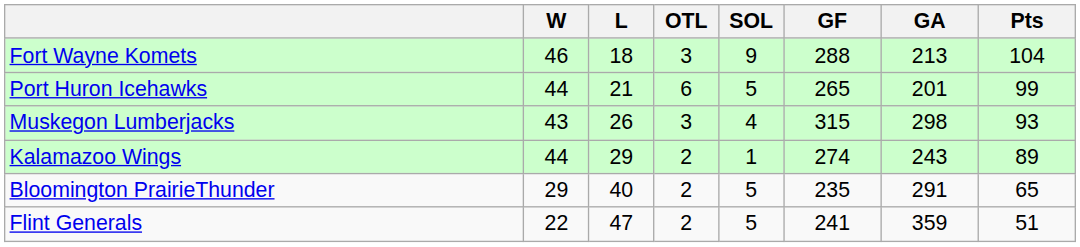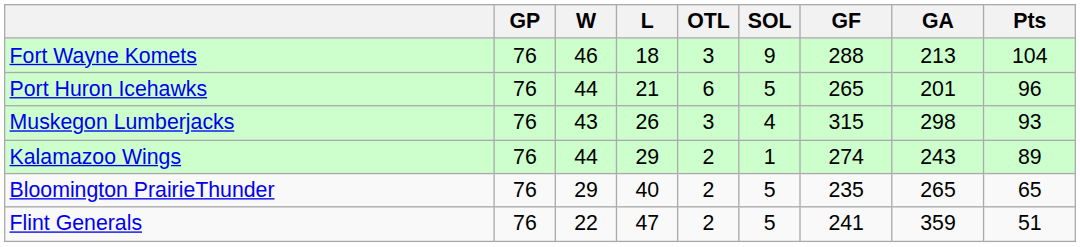+ column: (525, 21)
(1027, 88) 99 -> (1030, 88) 96
(930, 190) 291 -> (938, 190) 265
